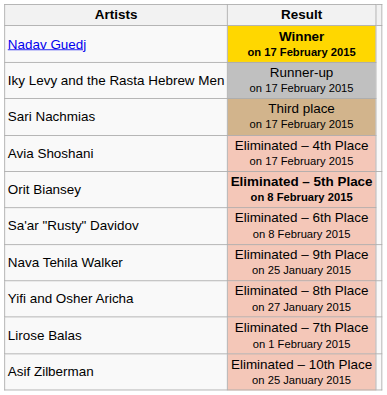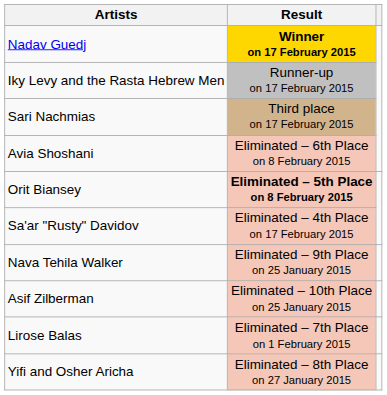(302, 153) Eliminated – 4th Place on 17 February 2015 -> (302, 153) Eliminated – 6th Place on 8 February 2015
(302, 226) Eliminated – 6th Place on 8 February 2015 -> (302, 226) Eliminated – 4th Place on 17 February 2015
rows swapped: (71, 299) <-> (51, 371)
